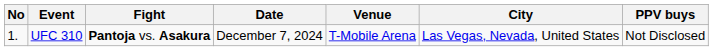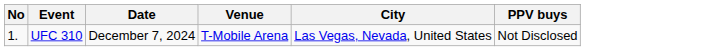- column: (149, 14)
